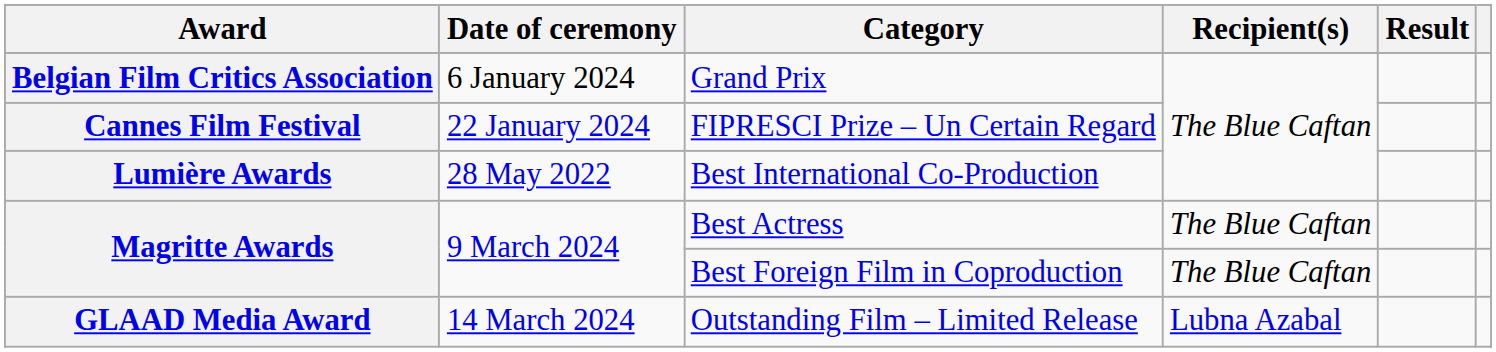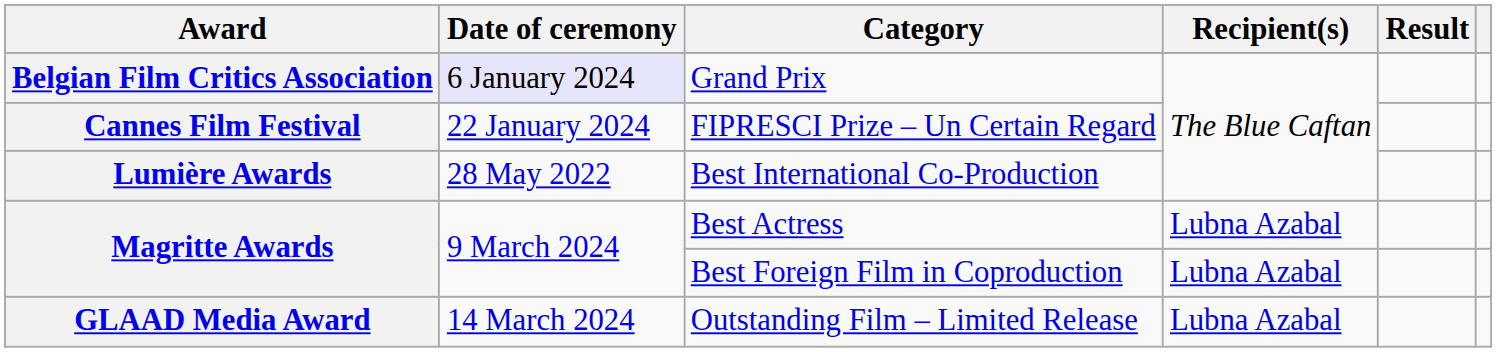(541, 77) no background -> (541, 77) lavender background
(1271, 223) The Blue Caftan -> (1256, 223) Lubna Azabal
(1271, 272) The Blue Caftan -> (1256, 272) Lubna Azabal
